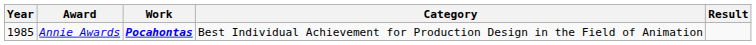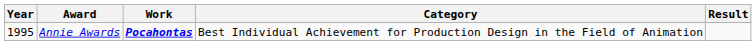(21, 32) 1985 -> (21, 32) 1995
